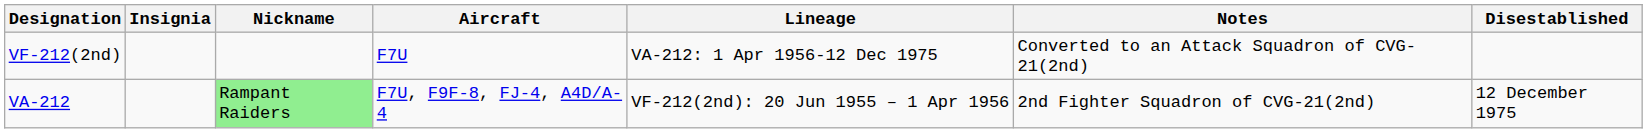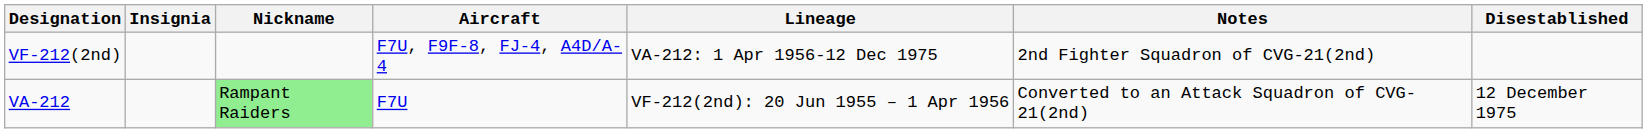(392, 56) F7U -> (499, 56) F7U, F9F-8, FJ-4, A4D/A-4
(1217, 56) Converted to an Attack Squadron of CVG-21(2nd) -> (1196, 56) 2nd Fighter Squadron of CVG-21(2nd)
(499, 104) F7U, F9F-8, FJ-4, A4D/A-4 -> (392, 104) F7U
(1196, 104) 2nd Fighter Squadron of CVG-21(2nd) -> (1217, 104) Converted to an Attack Squadron of CVG-21(2nd)
